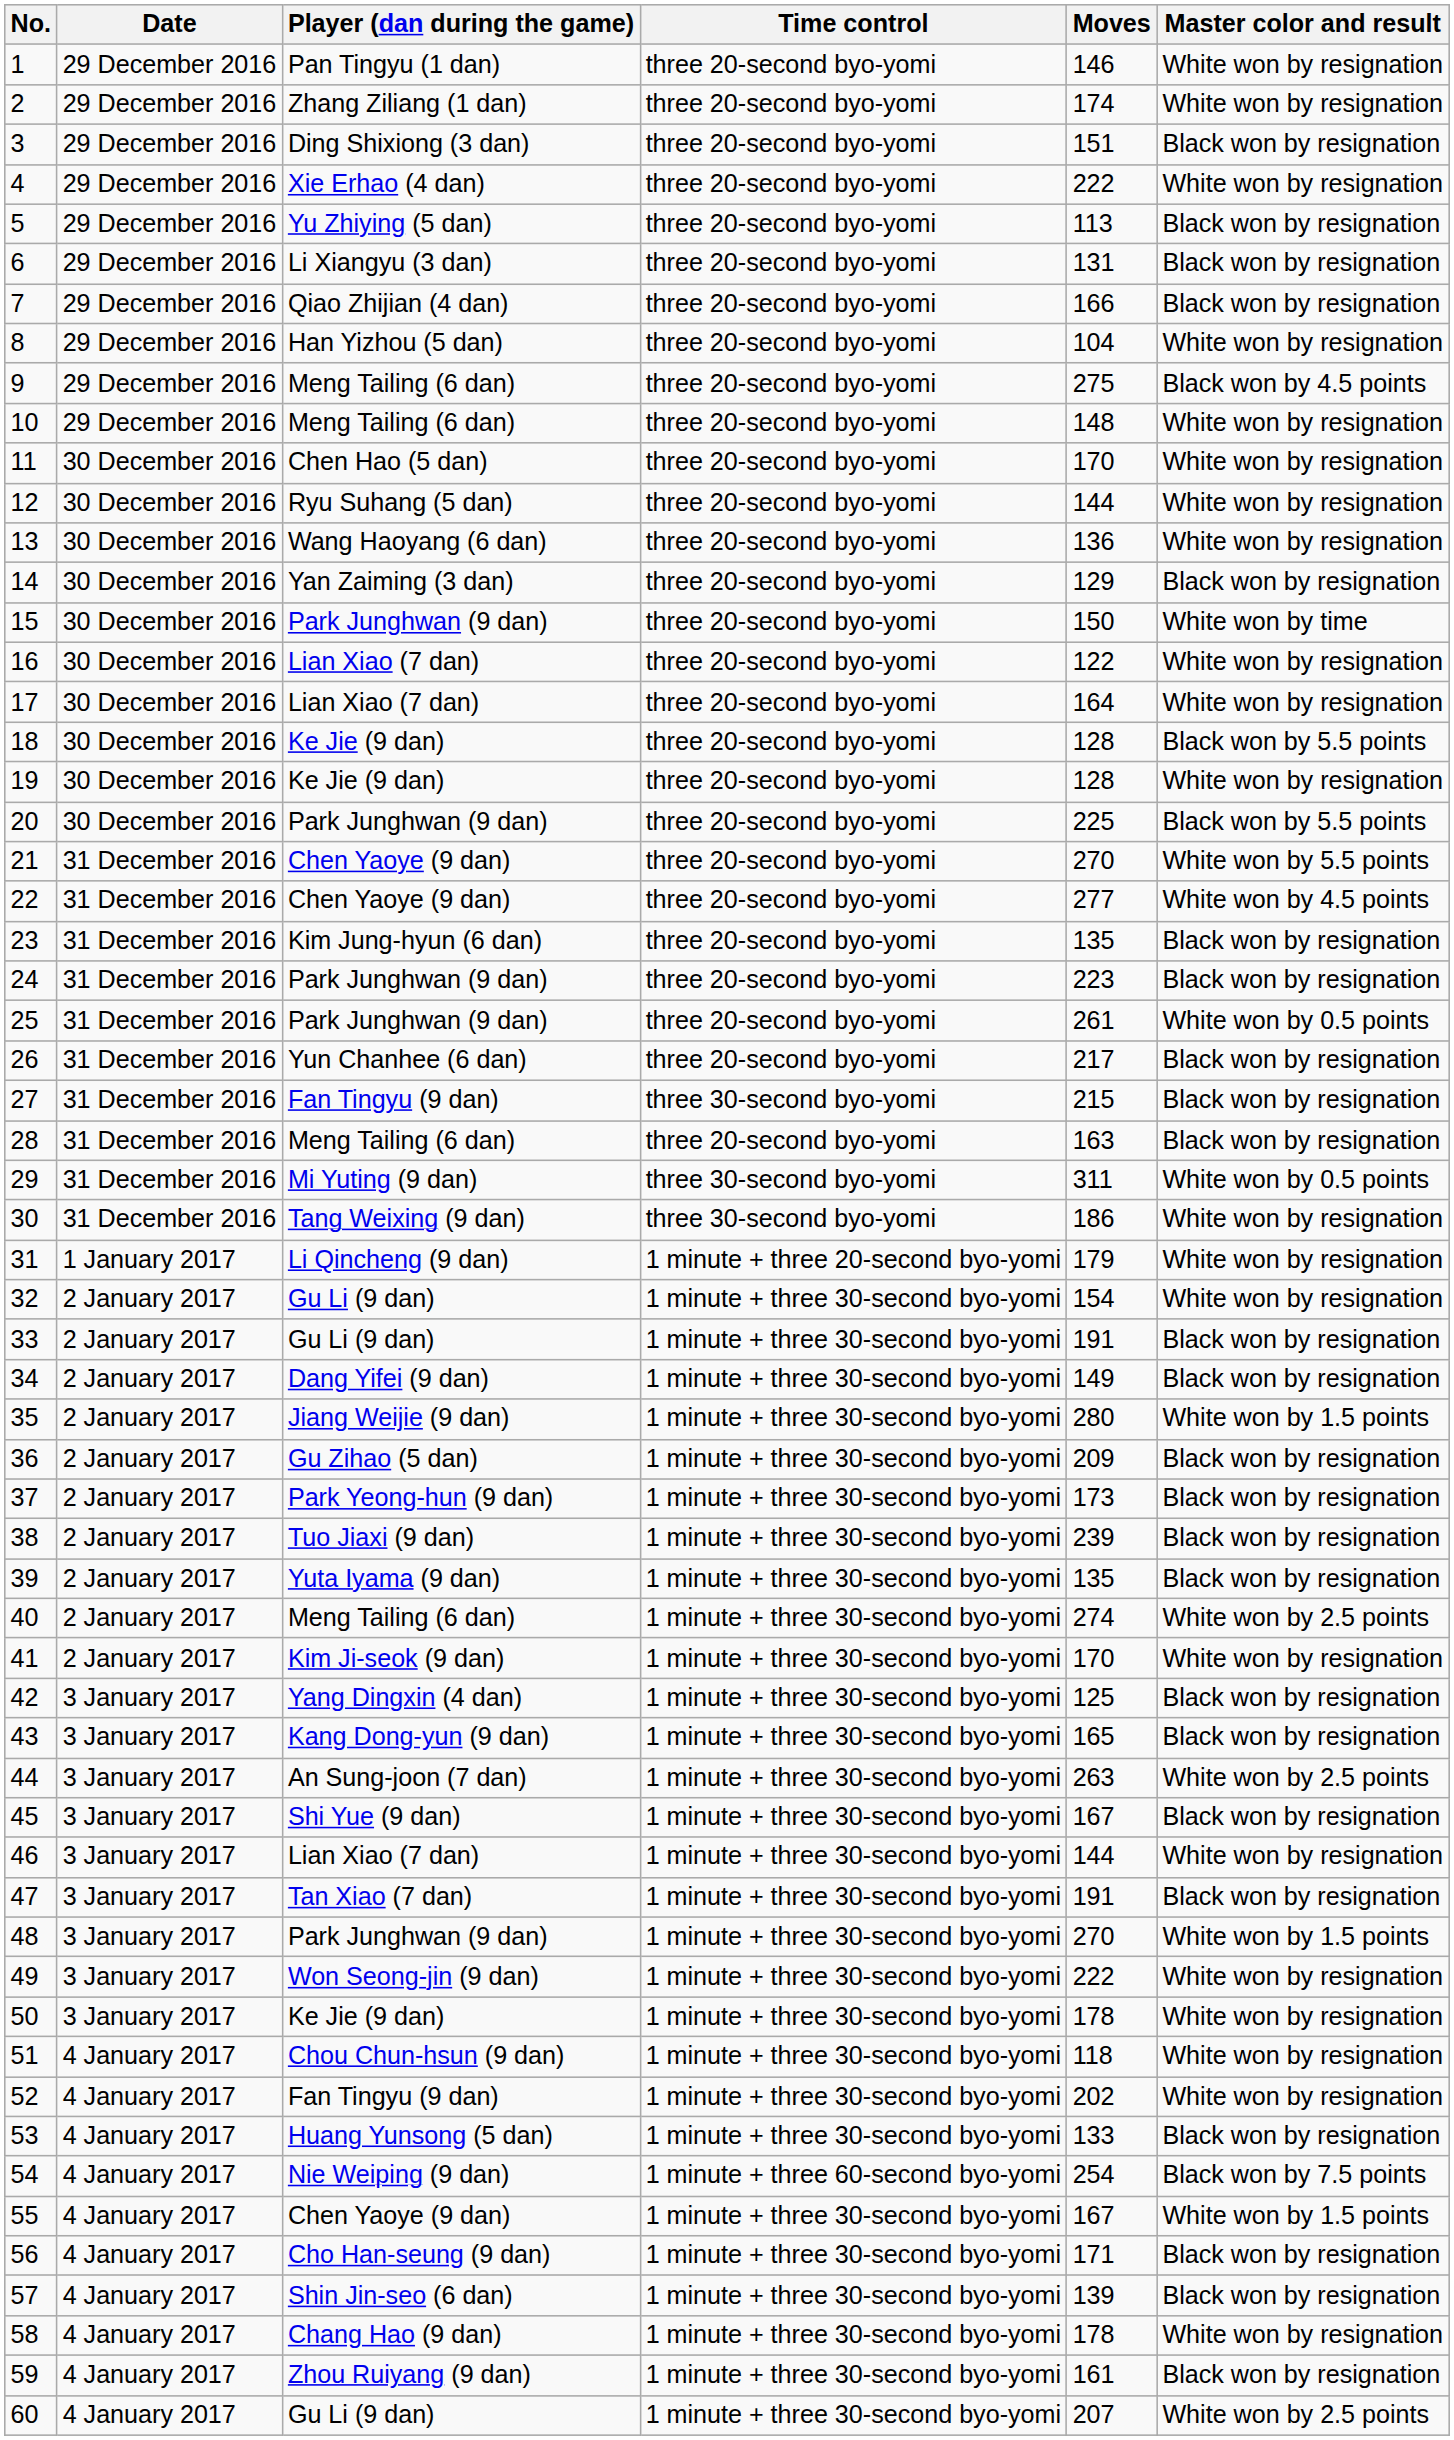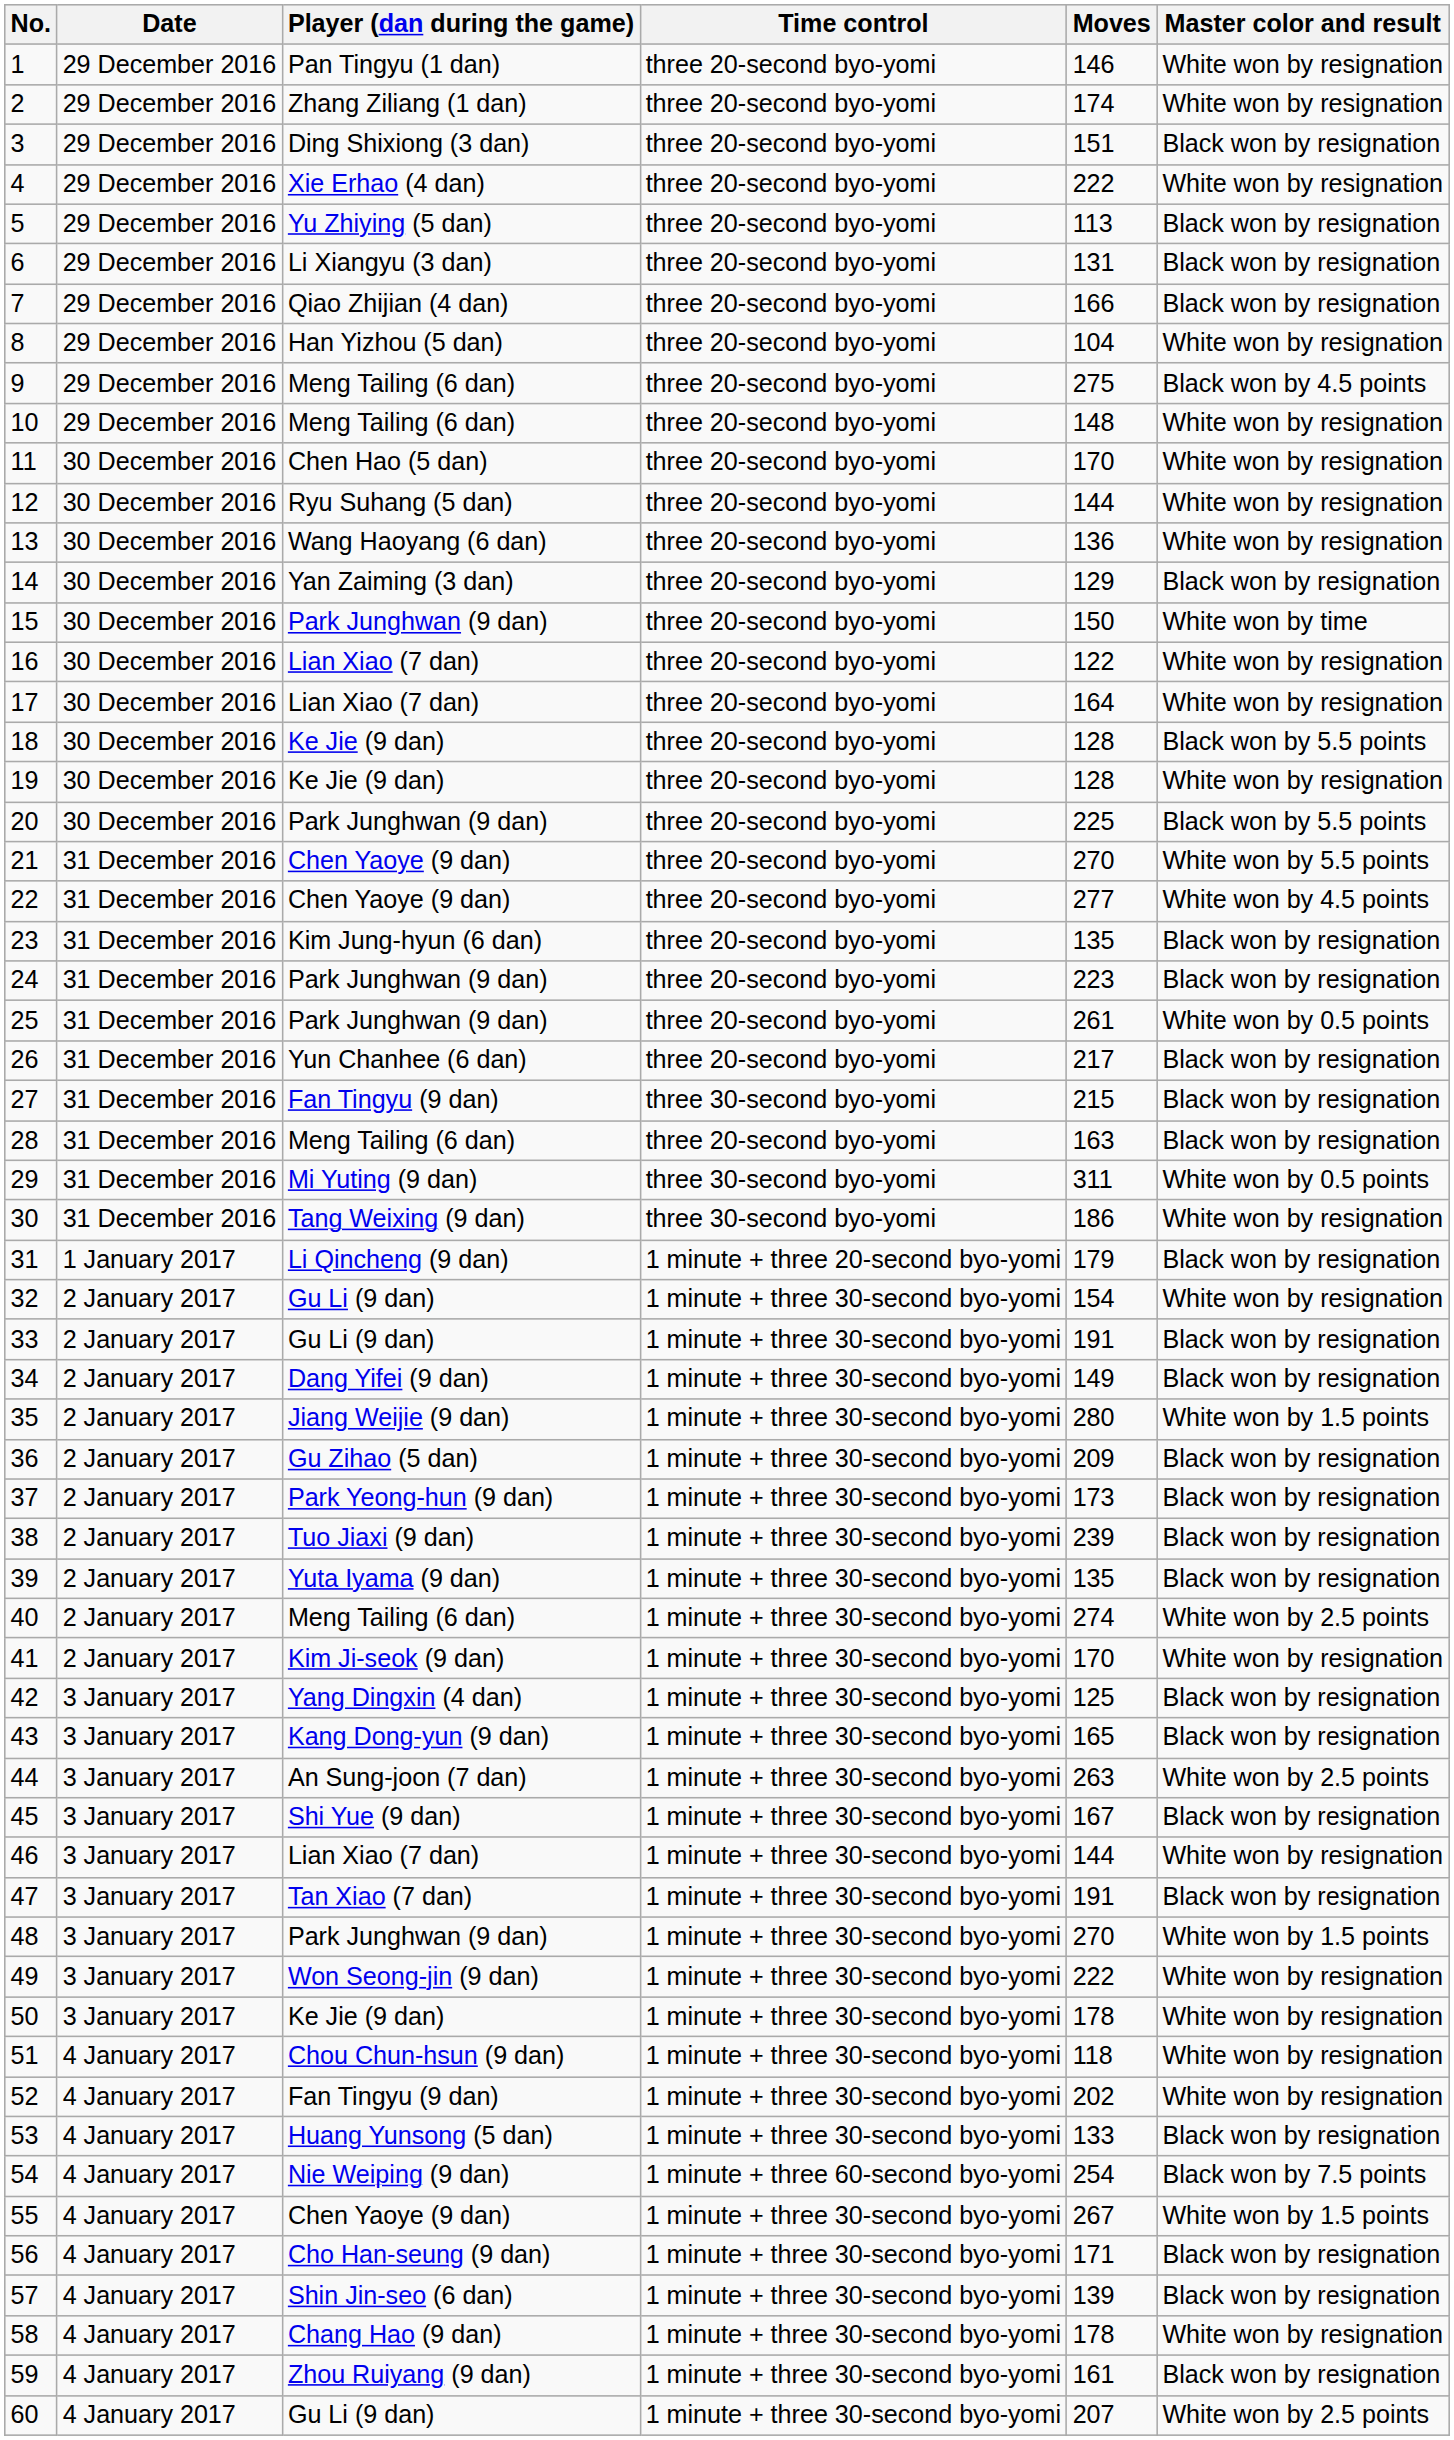(1303, 1259) White won by resignation -> (1301, 1259) Black won by resignation
(1094, 2215) 167 -> (1094, 2215) 267
